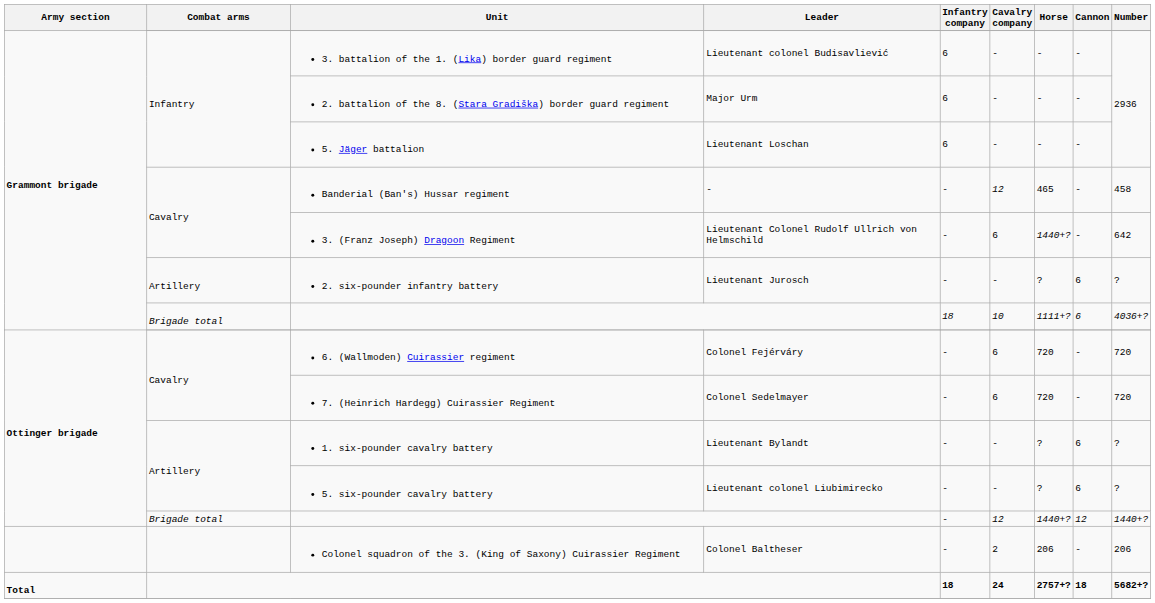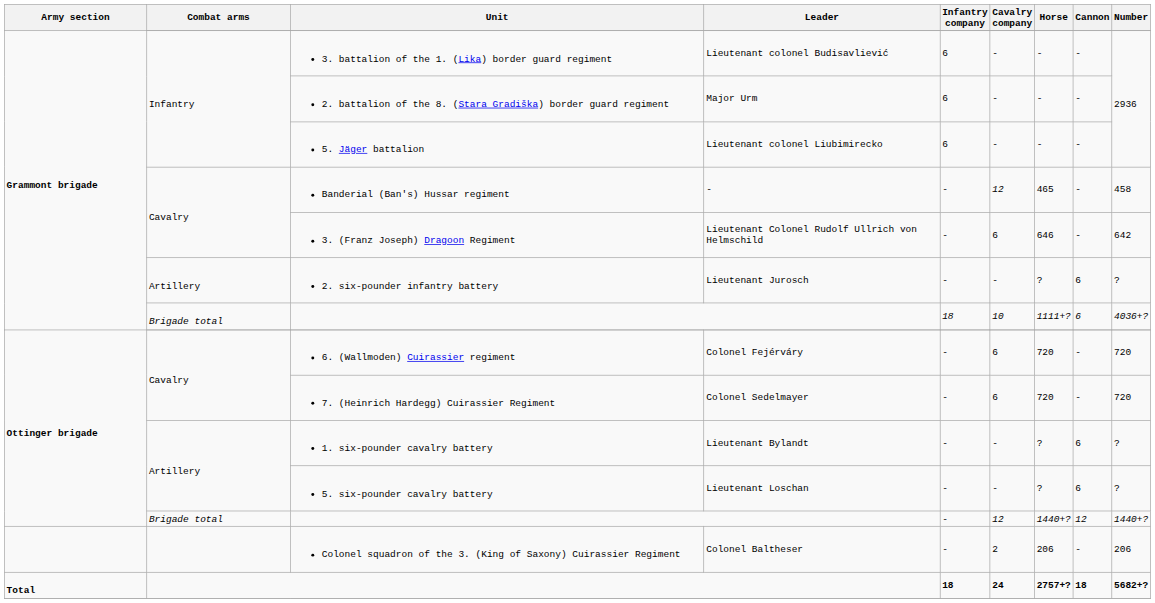(758, 144) Lieutenant Loschan -> (795, 144) Lieutenant colonel Liubimirecko
(1054, 235) 1440+? -> (1045, 235) 646
(795, 488) Lieutenant colonel Liubimirecko -> (758, 488) Lieutenant Loschan
